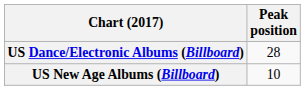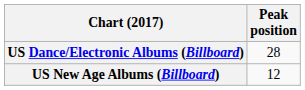(274, 74) 10 -> (274, 74) 12
